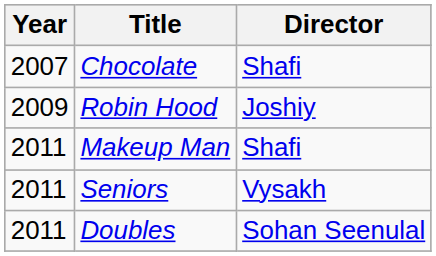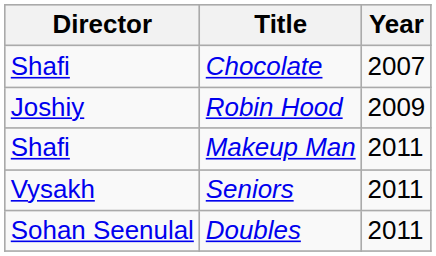columns swapped: (40, 25) <-> (334, 25)
